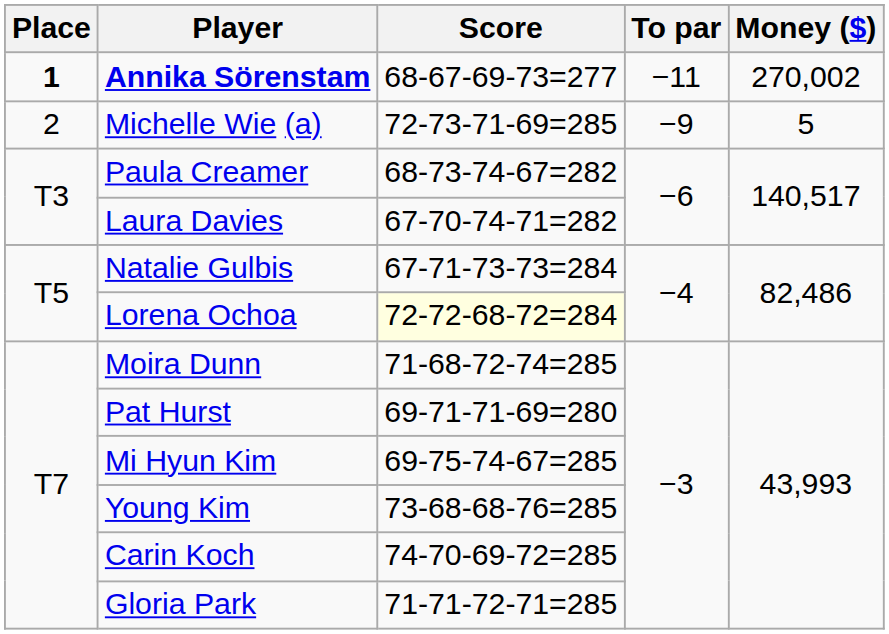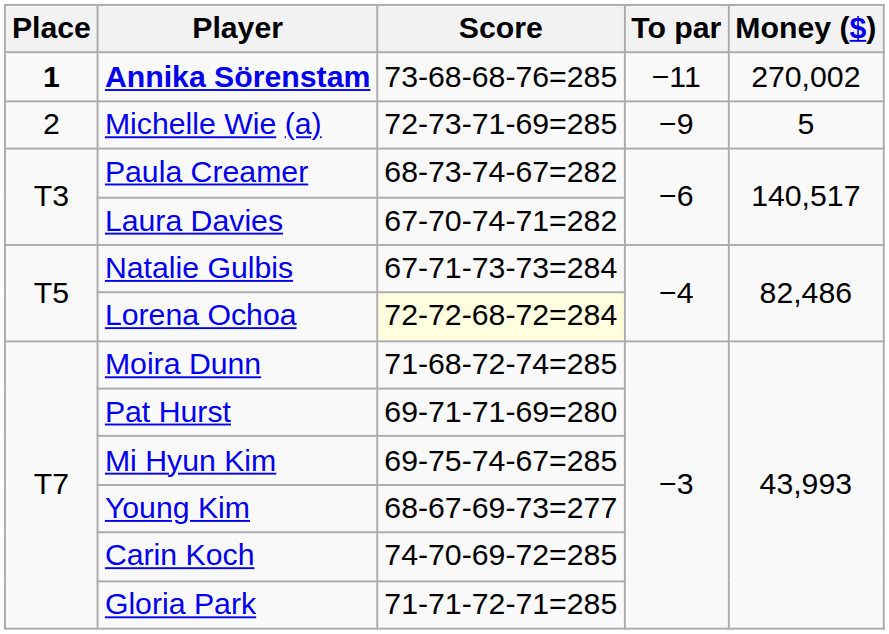(501, 76) 68-67-69-73=277 -> (501, 76) 73-68-68-76=285
(501, 508) 73-68-68-76=285 -> (501, 508) 68-67-69-73=277
